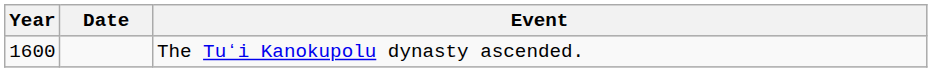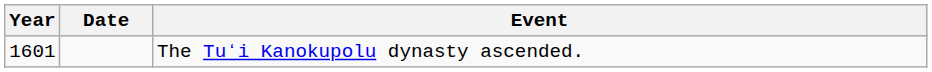(32, 52) 1600 -> (32, 52) 1601
